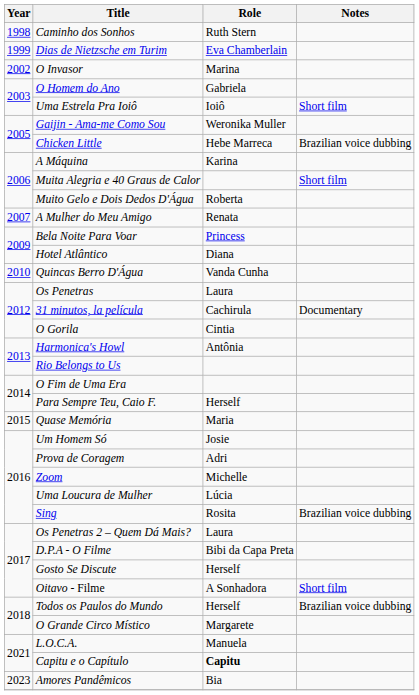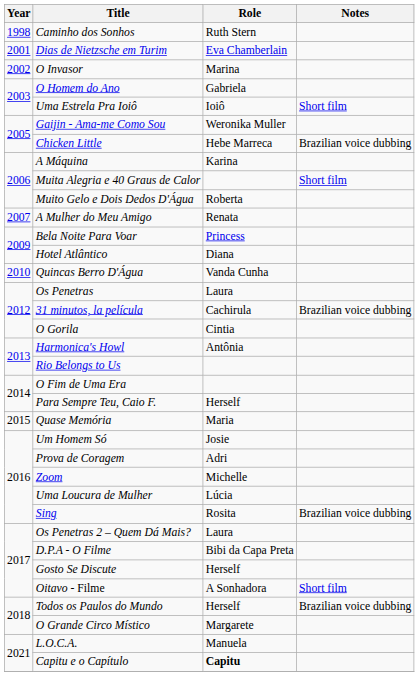(19, 50) 1999 -> (19, 50) 2001
(331, 310) Documentary -> (355, 310) Brazilian voice dubbing
- row: (83, 680)
